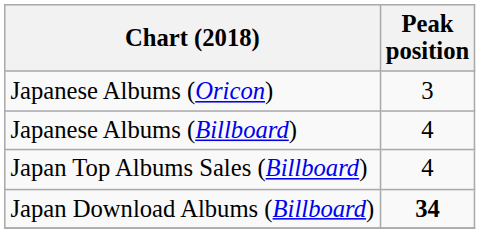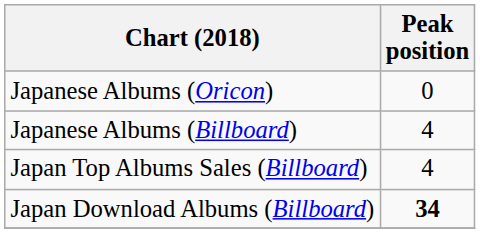(427, 90) 3 -> (427, 90) 0
